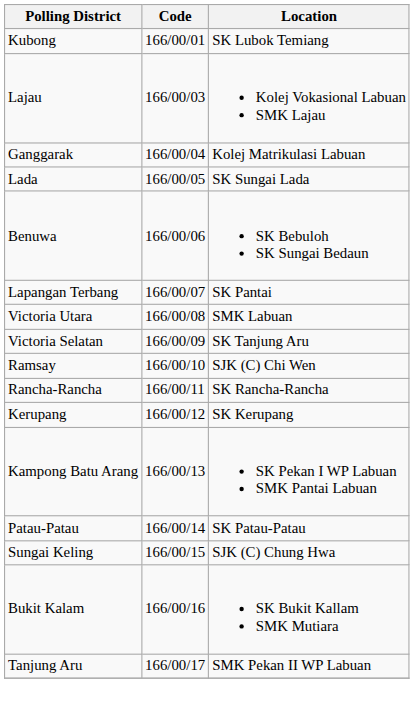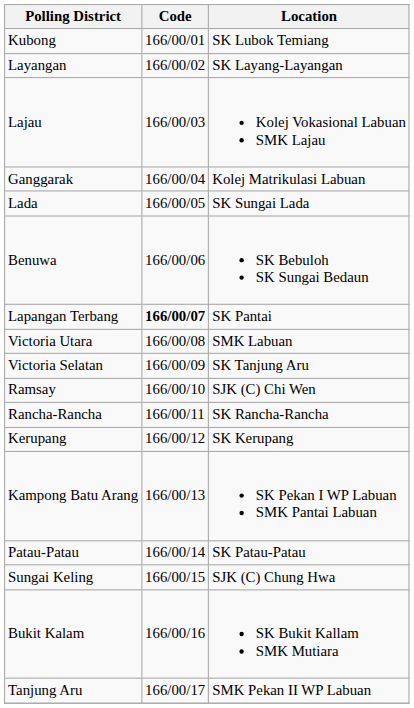+ row: (37, 65)
(175, 292) normal -> (175, 316) bold
